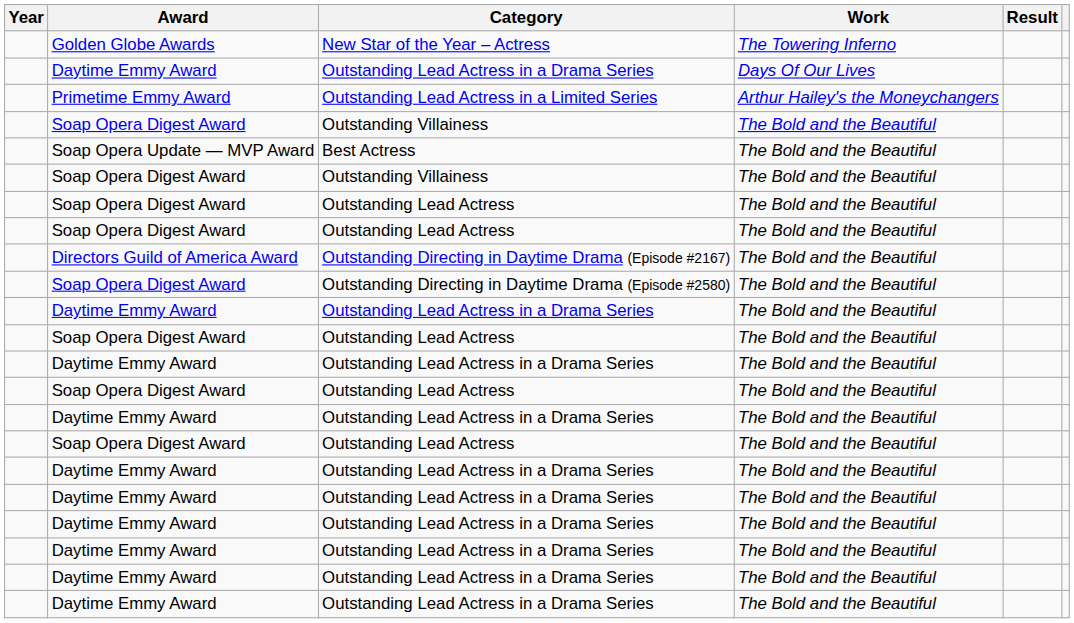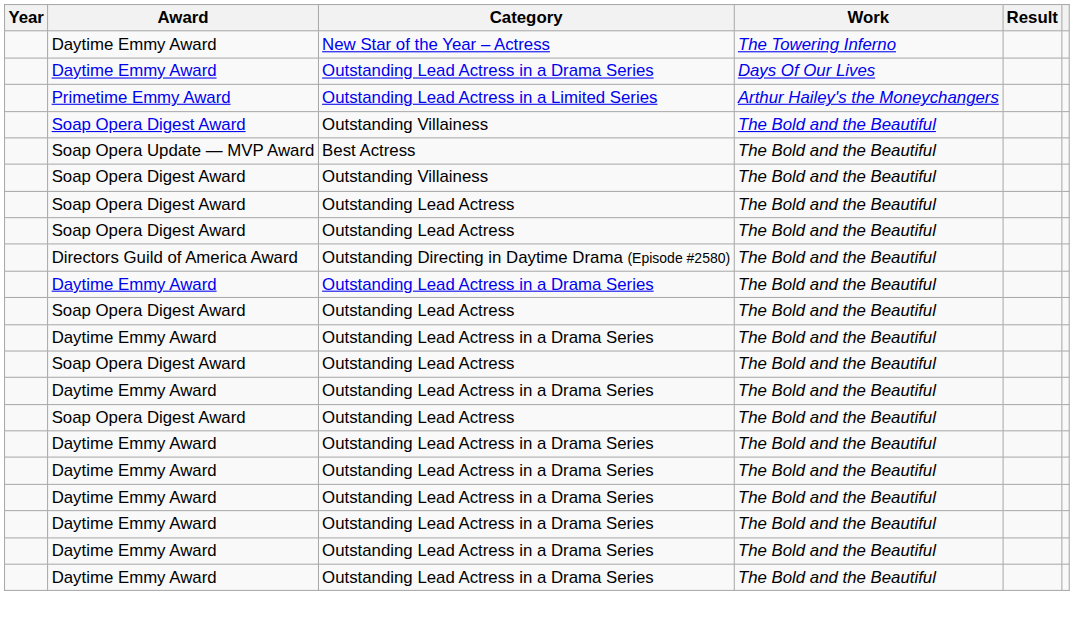(133, 44) Golden Globe Awards -> (134, 44) Daytime Emmy Award
- row: (526, 257)
(149, 284) Soap Opera Digest Award -> (175, 257) Directors Guild of America Award
